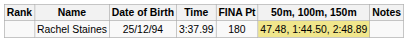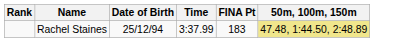- column: (387, 12)
(237, 29) 180 -> (237, 29) 183
